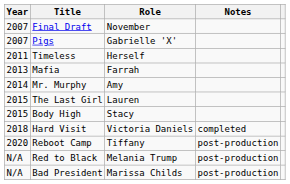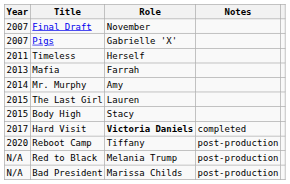(17, 129) 2018 -> (17, 129) 2017
(150, 129) normal -> (150, 129) bold
